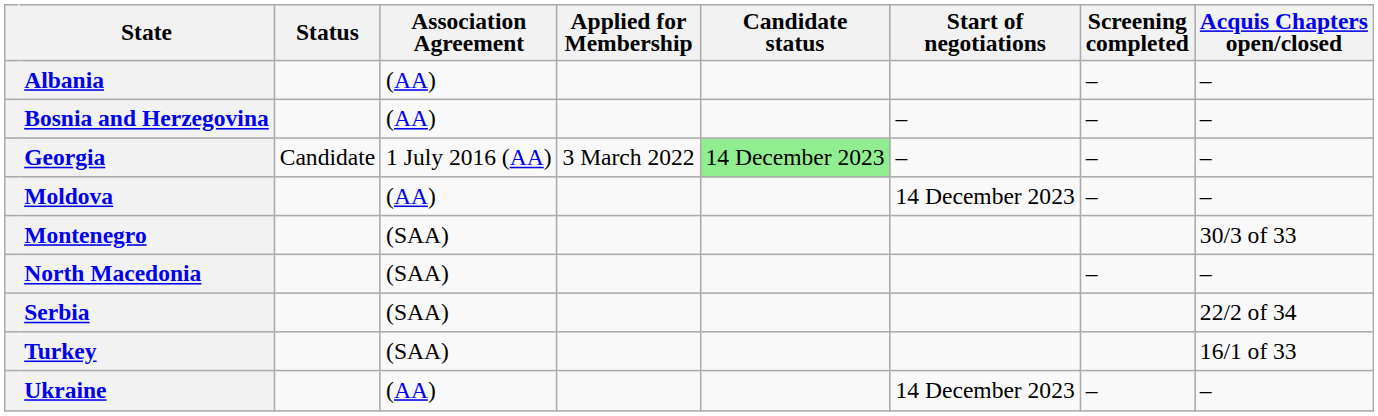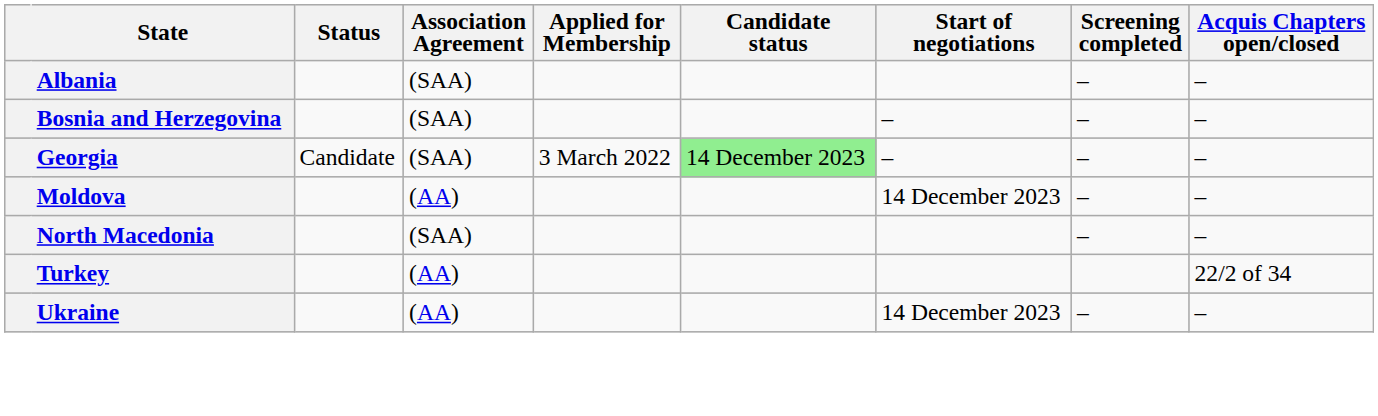(411, 79) (AA) -> (440, 79) (SAA)
(411, 118) (AA) -> (440, 118) (SAA)
(469, 157) 1 July 2016 (AA) -> (440, 157) (SAA)
- row: (85, 235)
- row: (57, 312)
(417, 351) (SAA) -> (434, 274) (AA)
(1248, 351) 16/1 of 33 -> (1243, 274) 22/2 of 34
